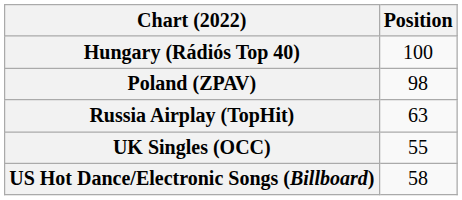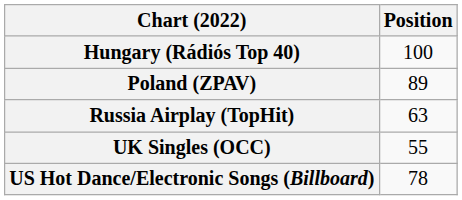(418, 83) 98 -> (418, 83) 89
(418, 178) 58 -> (418, 178) 78
